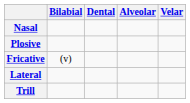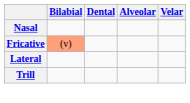- row: (26, 43)
(66, 59) no background -> (66, 43) lightsalmon background
